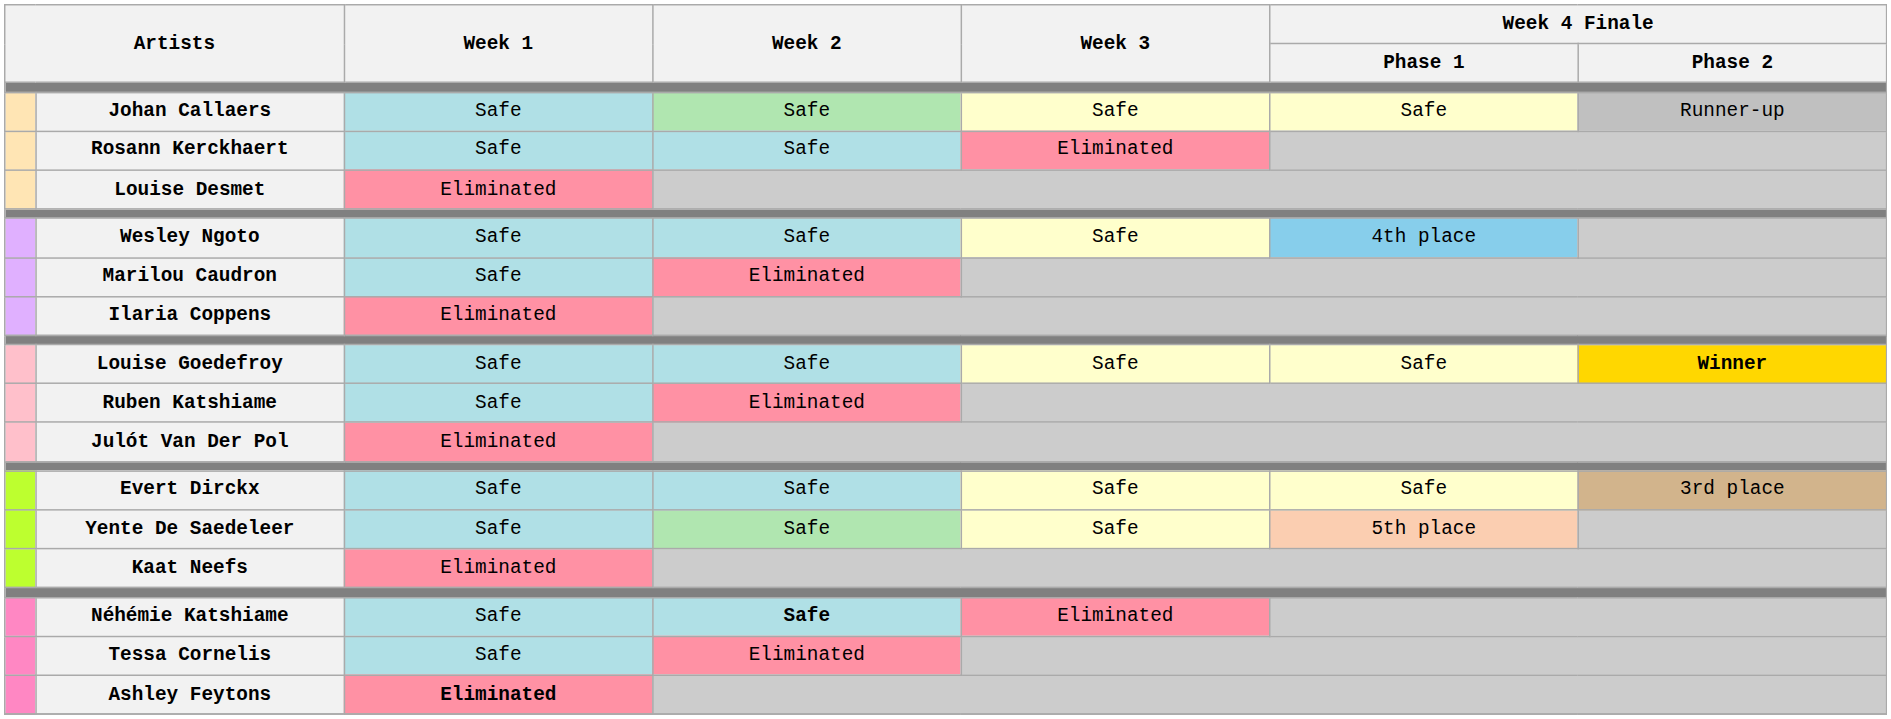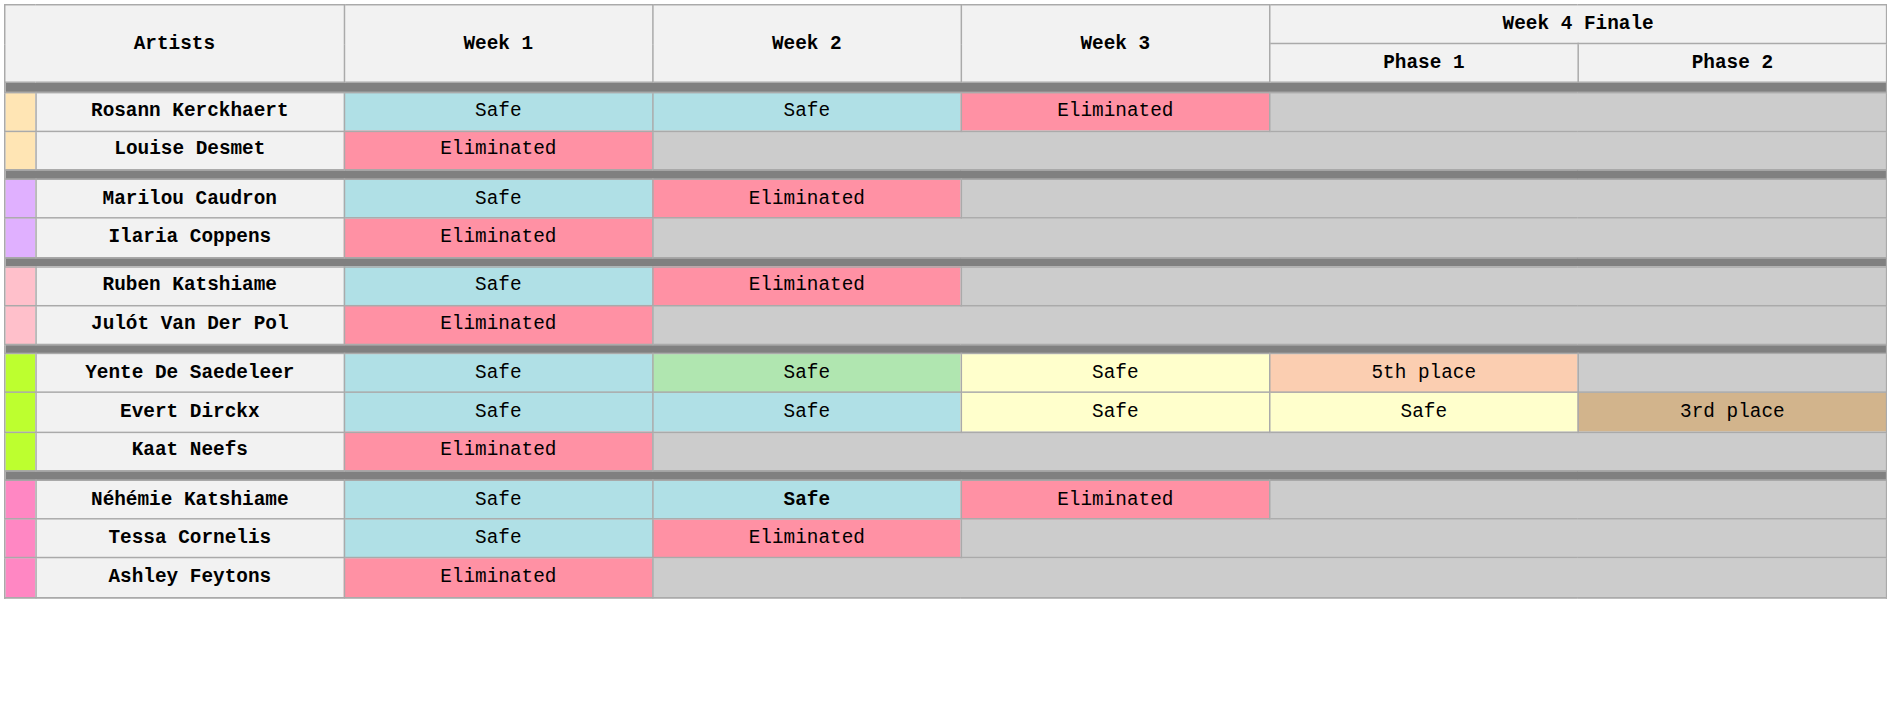- row: (190, 111)
- row: (190, 237)
- row: (190, 363)
rows swapped: (190, 490) <-> (190, 529)
(498, 694) bold -> (498, 577) normal
